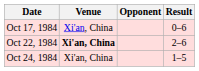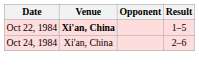- row: (32, 27)
(179, 43) 2–6 -> (179, 27) 1–5
(179, 58) 1–5 -> (179, 43) 2–6
